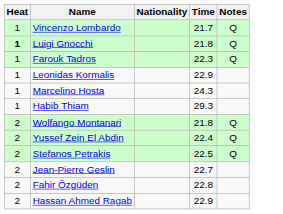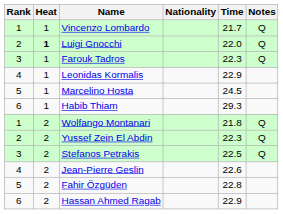+ column: (19, 12)
(203, 43) 21.8 -> (232, 43) 22.0
(203, 91) 24.3 -> (232, 91) 24.5
(203, 138) 22.4 -> (232, 138) 22.3
(203, 169) 22.7 -> (232, 169) 22.6
